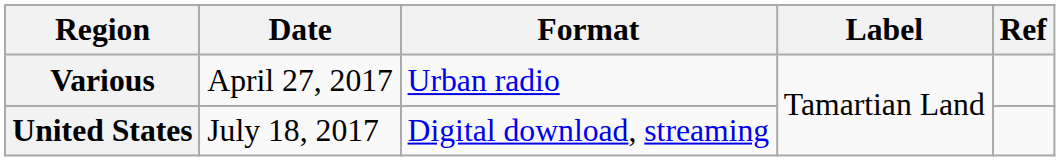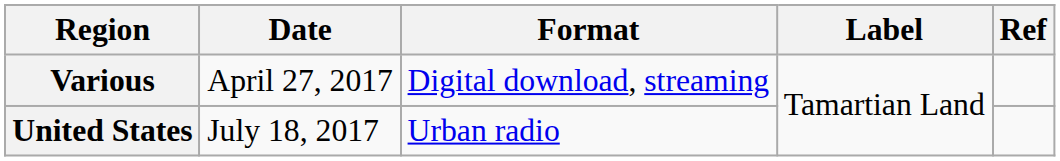(484, 79) Urban radio -> (588, 79) Digital download, streaming
(588, 130) Digital download, streaming -> (484, 130) Urban radio
